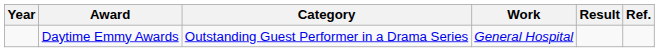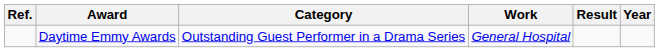columns swapped: (22, 15) <-> (639, 15)
